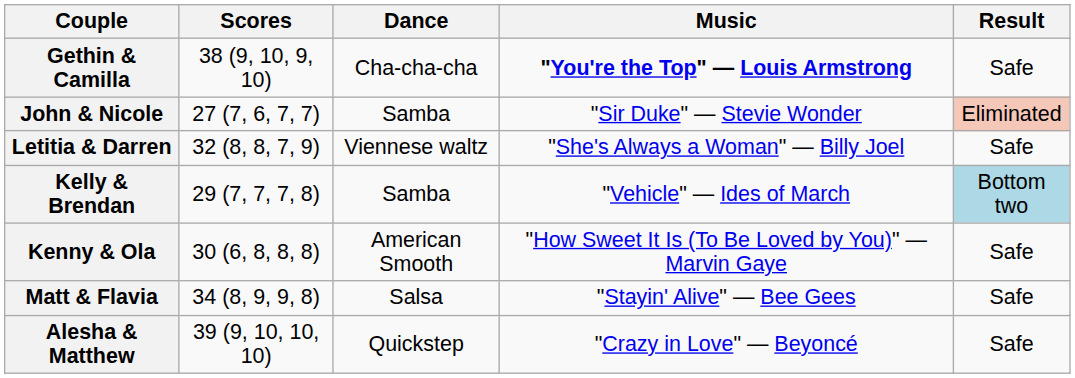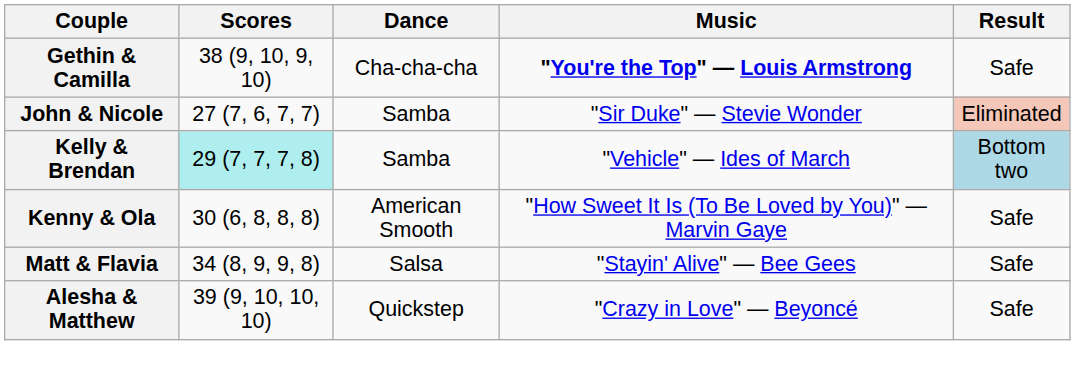- row: (92, 147)
(256, 193) no background -> (256, 159) paleturquoise background
